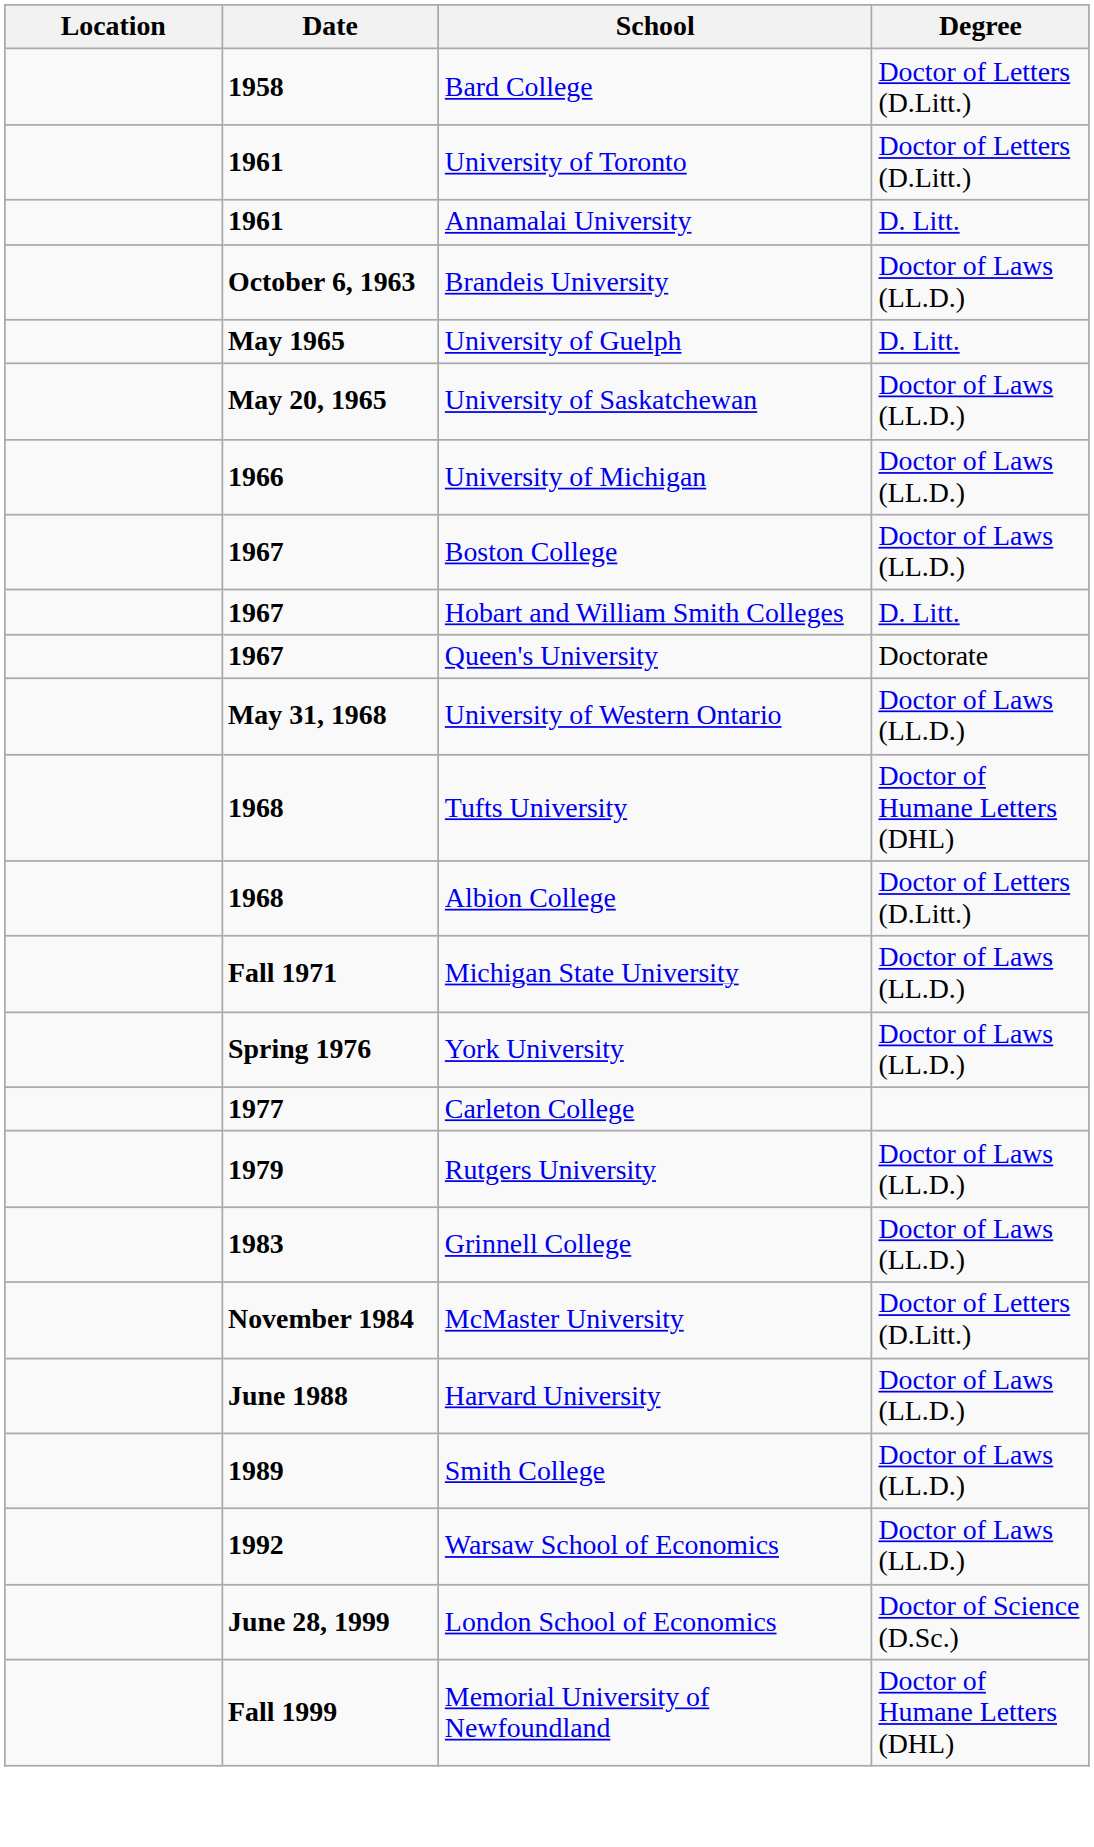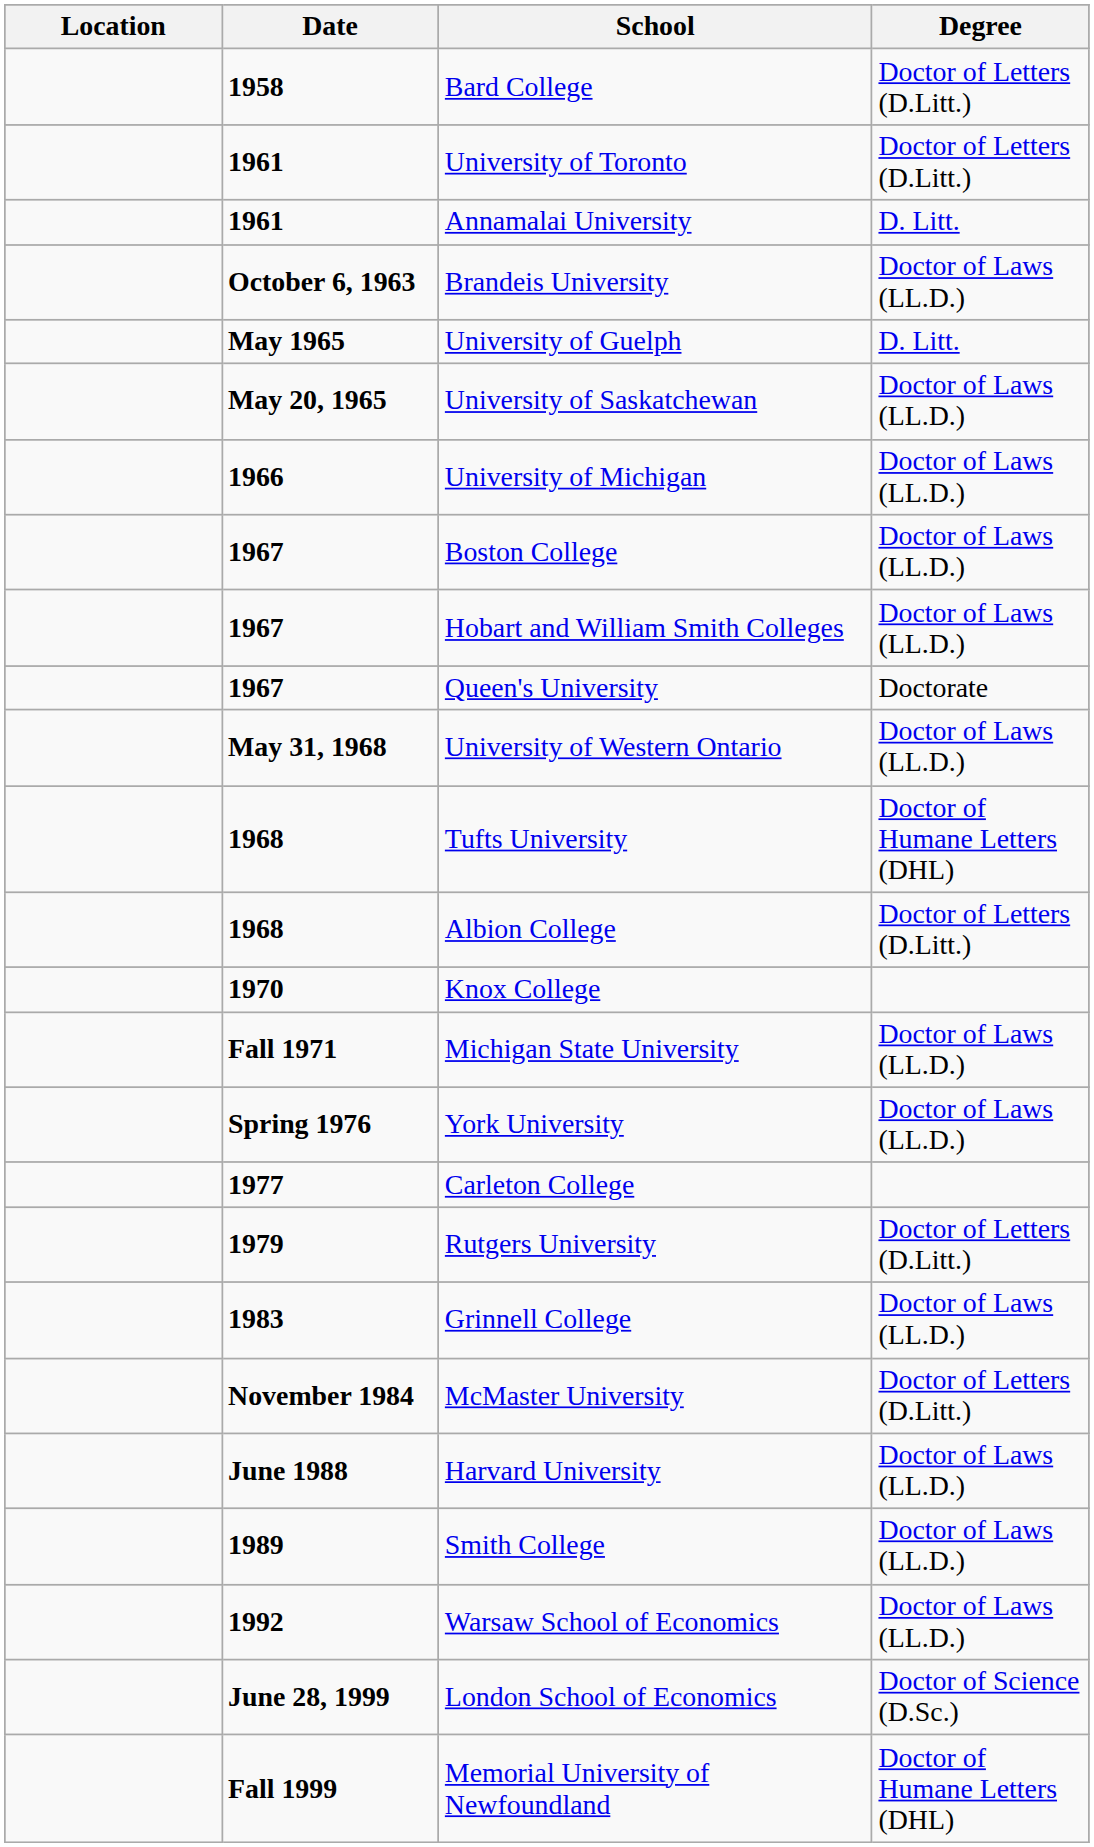(919, 611) D. Litt. -> (966, 627) Doctor of Laws (LL.D.)
+ row: (523, 989)
(966, 1168) Doctor of Laws (LL.D.) -> (974, 1244) Doctor of Letters (D.Litt.)
